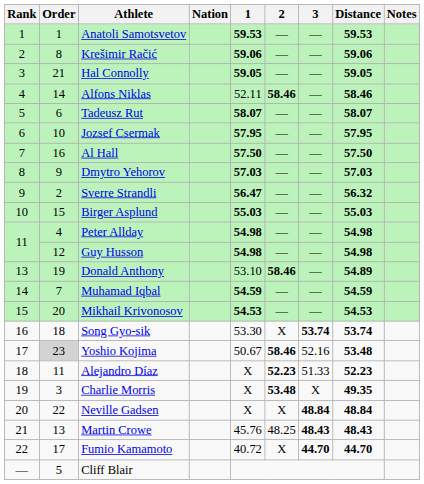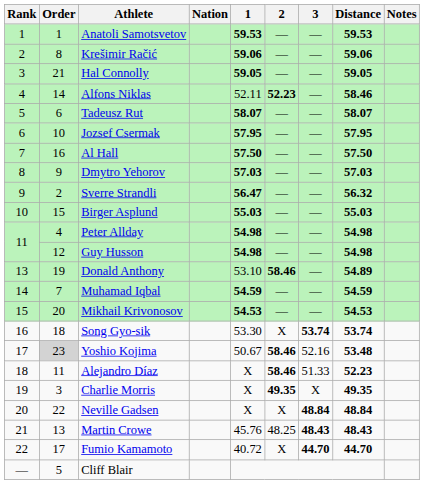(282, 93) 58.46 -> (282, 93) 52.23
(282, 370) 52.23 -> (282, 370) 58.46
(282, 390) 53.48 -> (282, 390) 49.35
